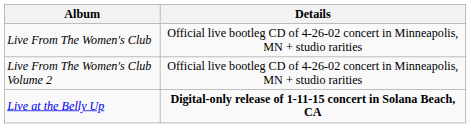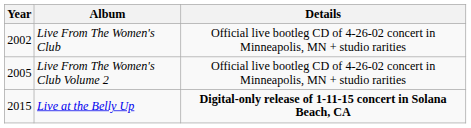+ column: (19, 14)
